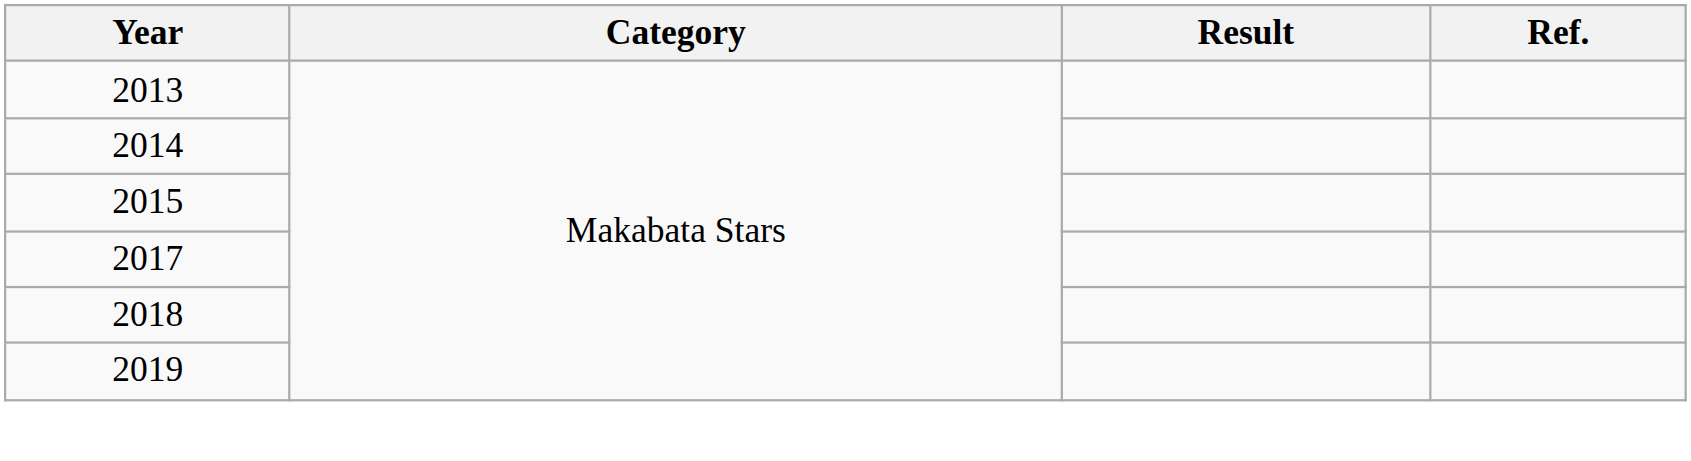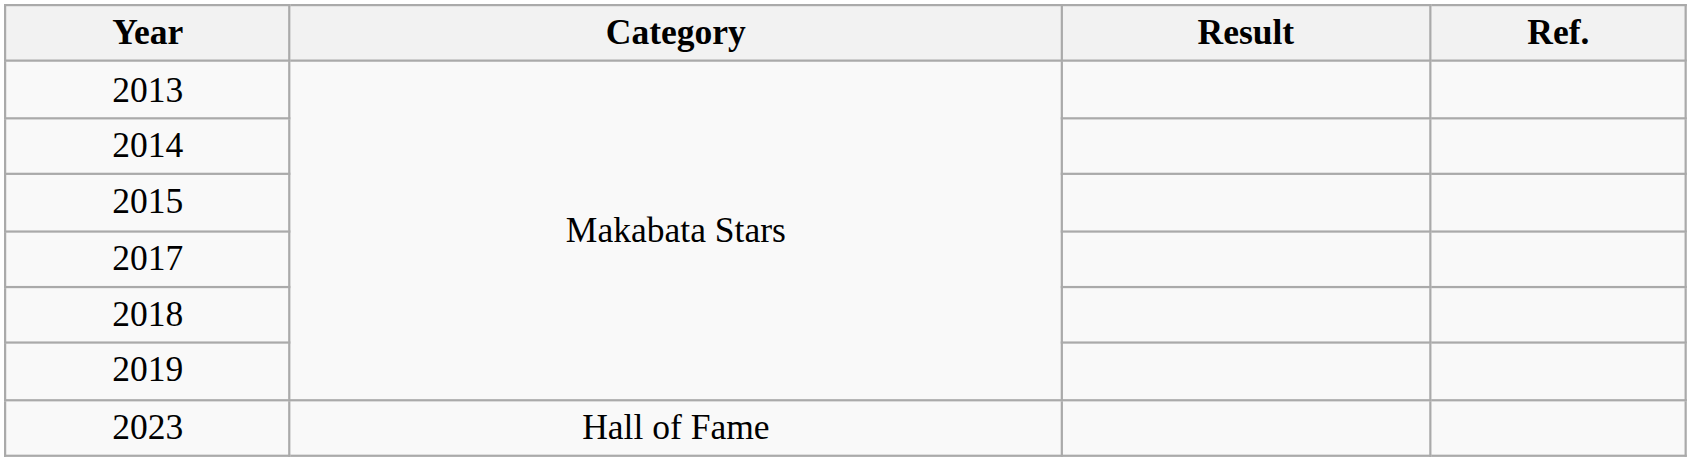+ row: (148, 426)
